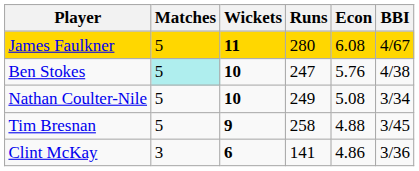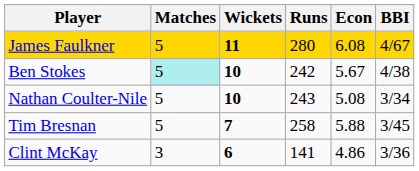(303, 71) 247 -> (303, 71) 242
(350, 71) 5.76 -> (350, 71) 5.67
(303, 98) 249 -> (303, 98) 243
(228, 125) 9 -> (228, 125) 7
(350, 125) 4.88 -> (350, 125) 5.88
